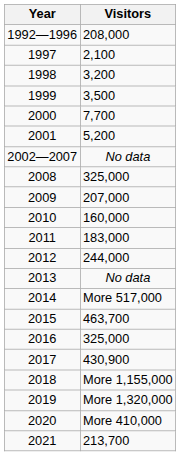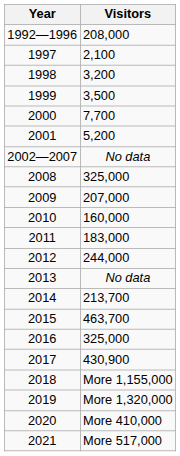(122, 298) More 517,000 -> (106, 298) 213,700
(106, 440) 213,700 -> (122, 440) More 517,000
